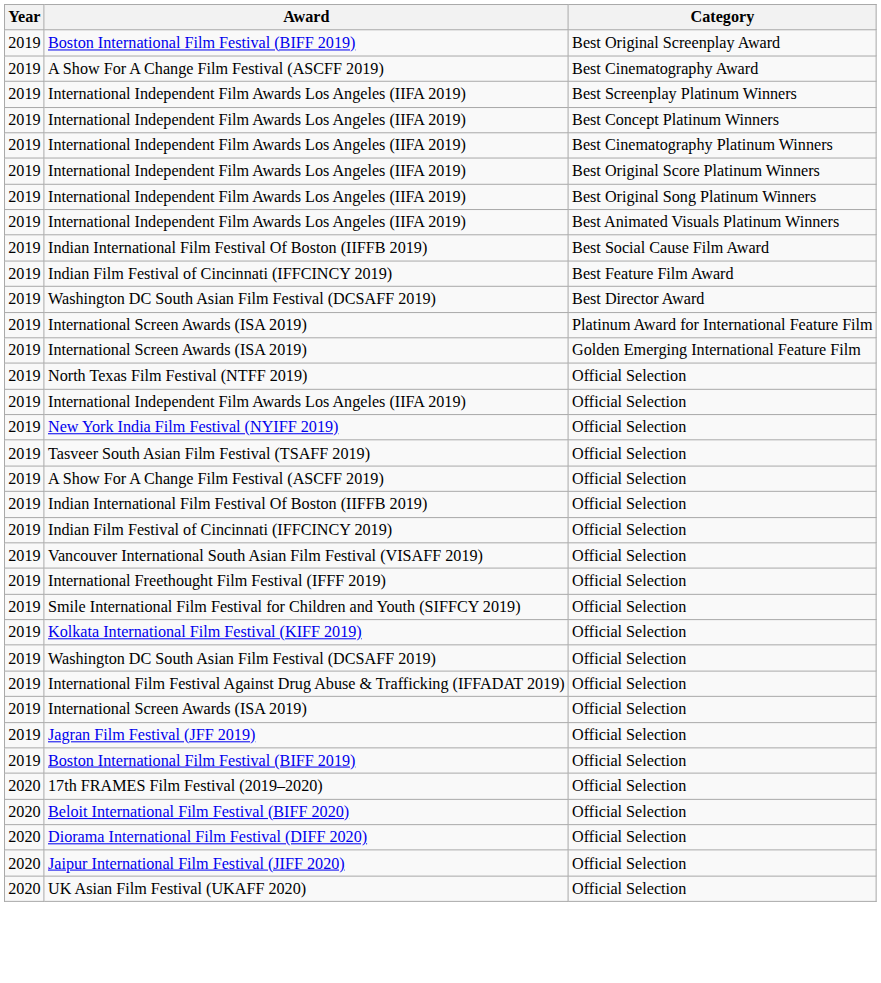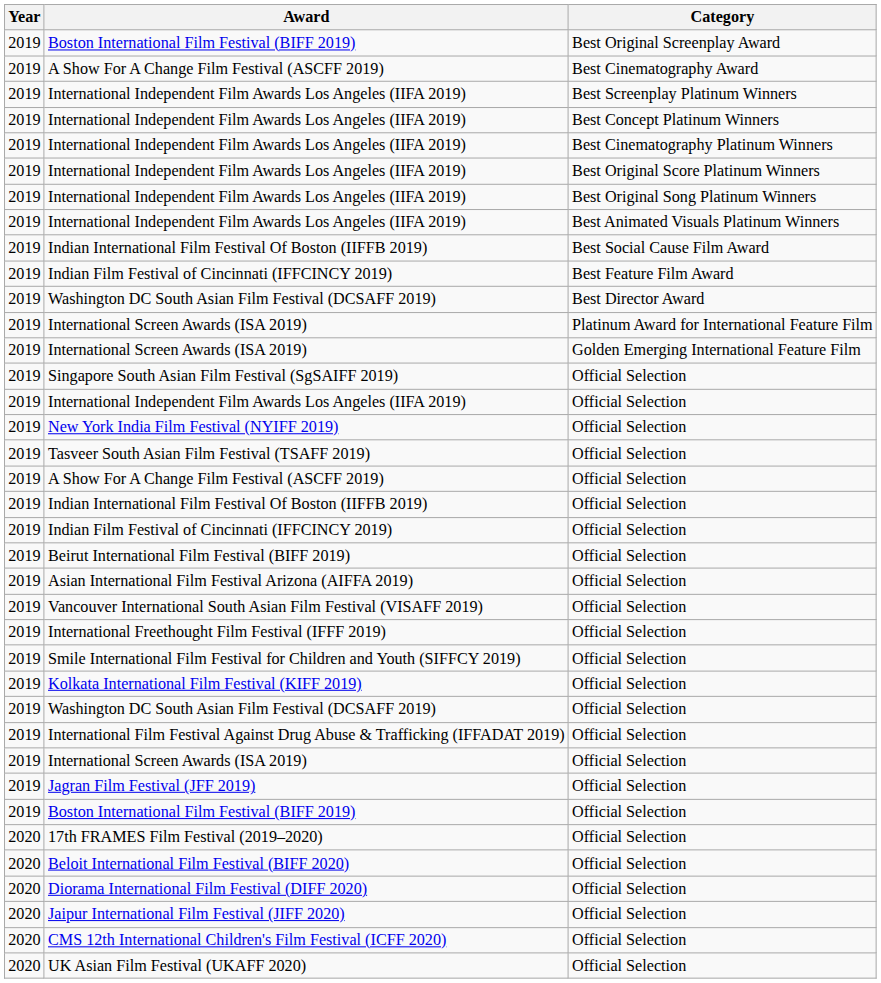- row: (178, 376)
+ row: (223, 376)
+ row: (199, 555)
+ row: (231, 581)
+ row: (247, 939)
